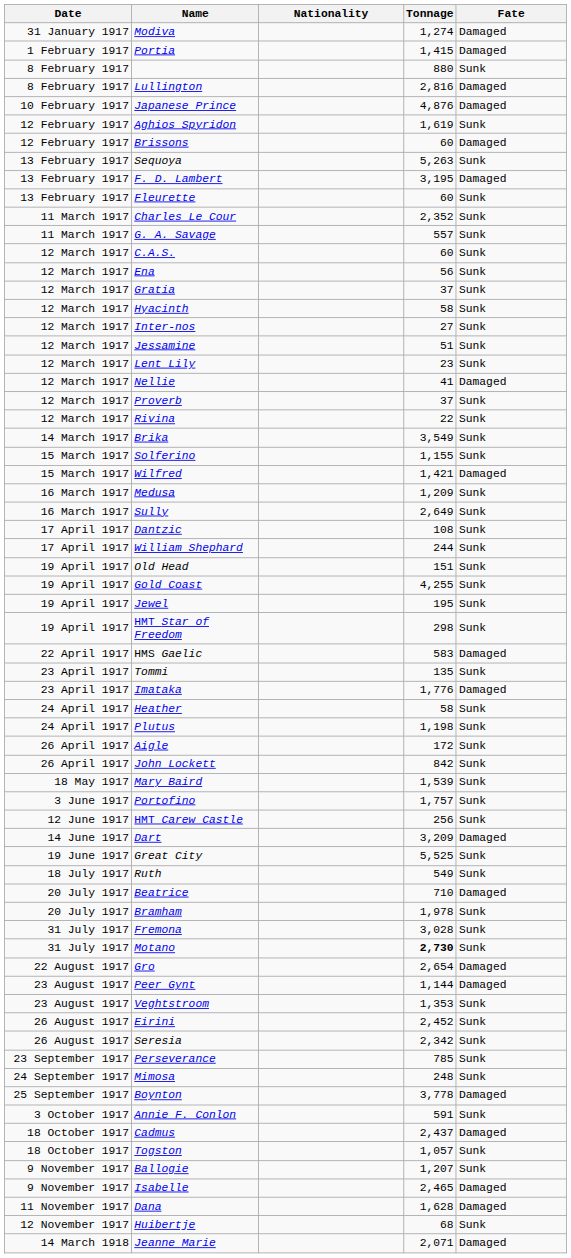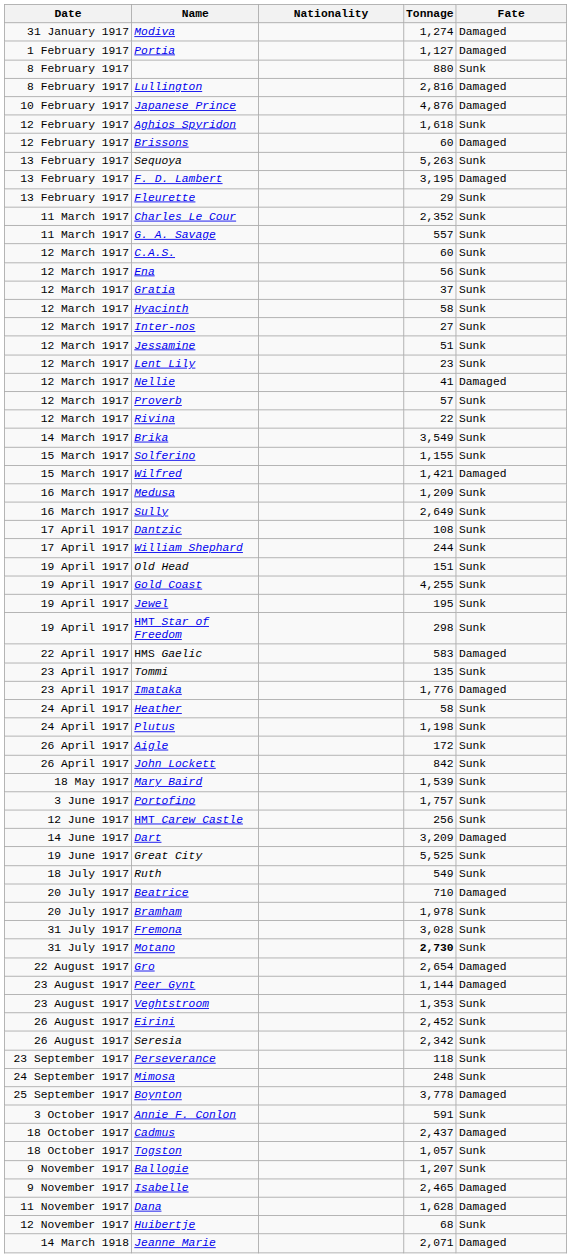(437, 51) 1,415 -> (437, 51) 1,127
(437, 124) 1,619 -> (437, 124) 1,618
(447, 198) 60 -> (447, 198) 29
(447, 401) 37 -> (447, 401) 57
(443, 1059) 785 -> (443, 1059) 118
